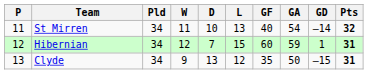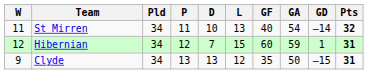columns swapped: (18, 12) <-> (184, 12)
